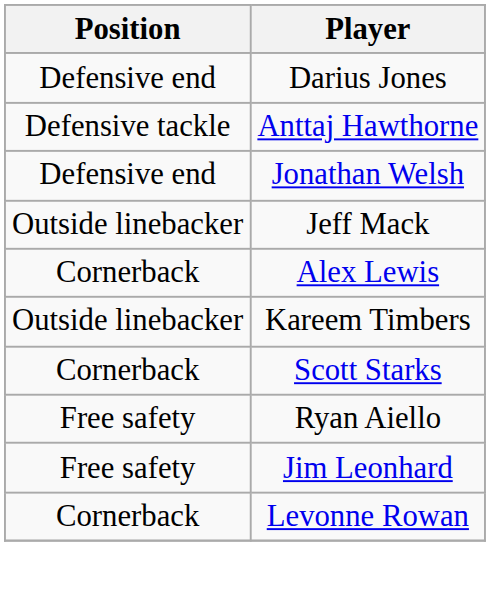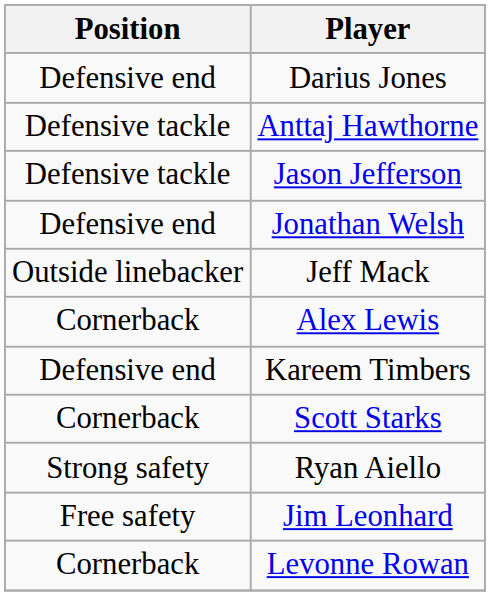+ row: (368, 175)
(128, 321) Outside linebacker -> (128, 369) Defensive end
(128, 418) Free safety -> (128, 467) Strong safety
